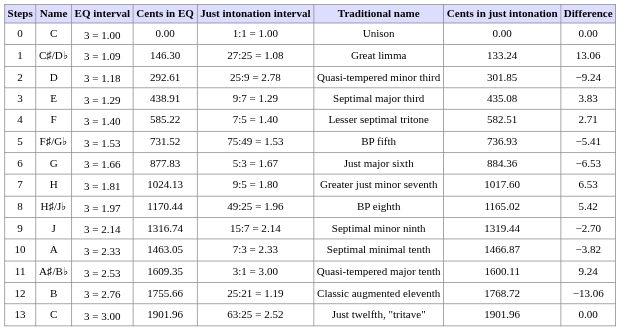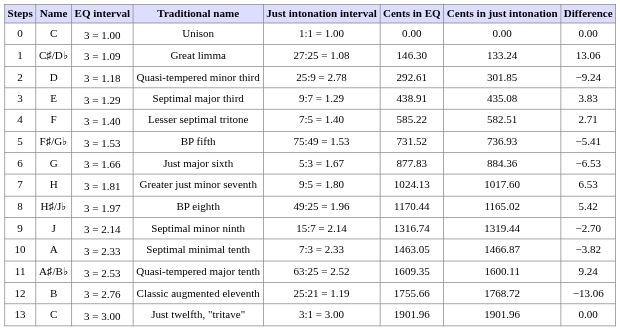columns swapped: (165, 13) <-> (379, 13)
(255, 271) 3:1 = 3.00 -> (322, 271) 63:25 = 2.52
(255, 314) 63:25 = 2.52 -> (322, 314) 3:1 = 3.00
